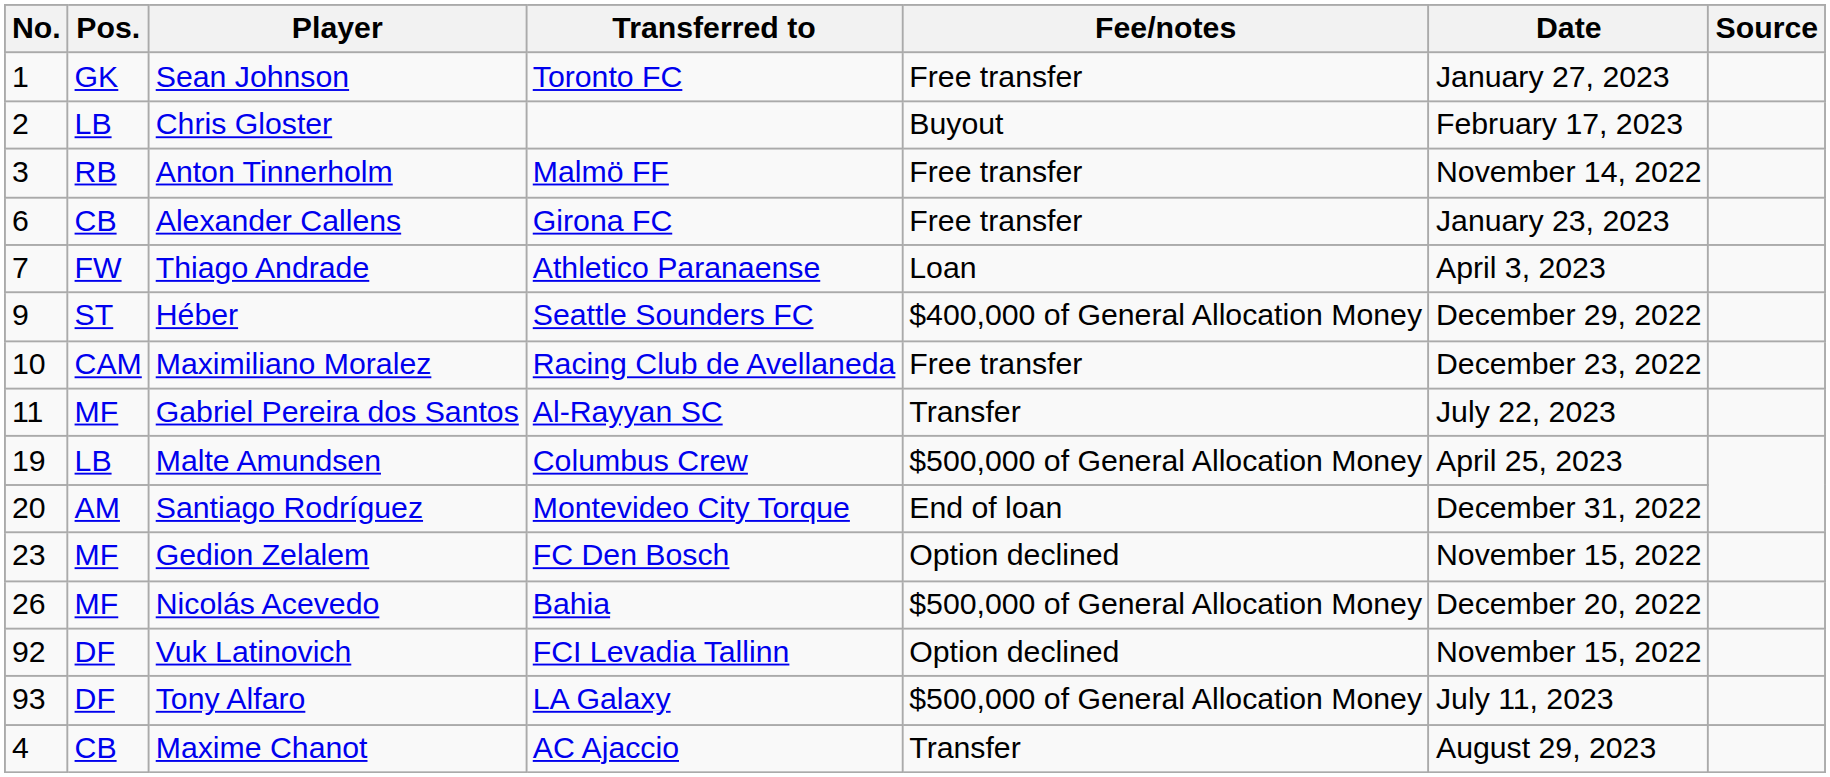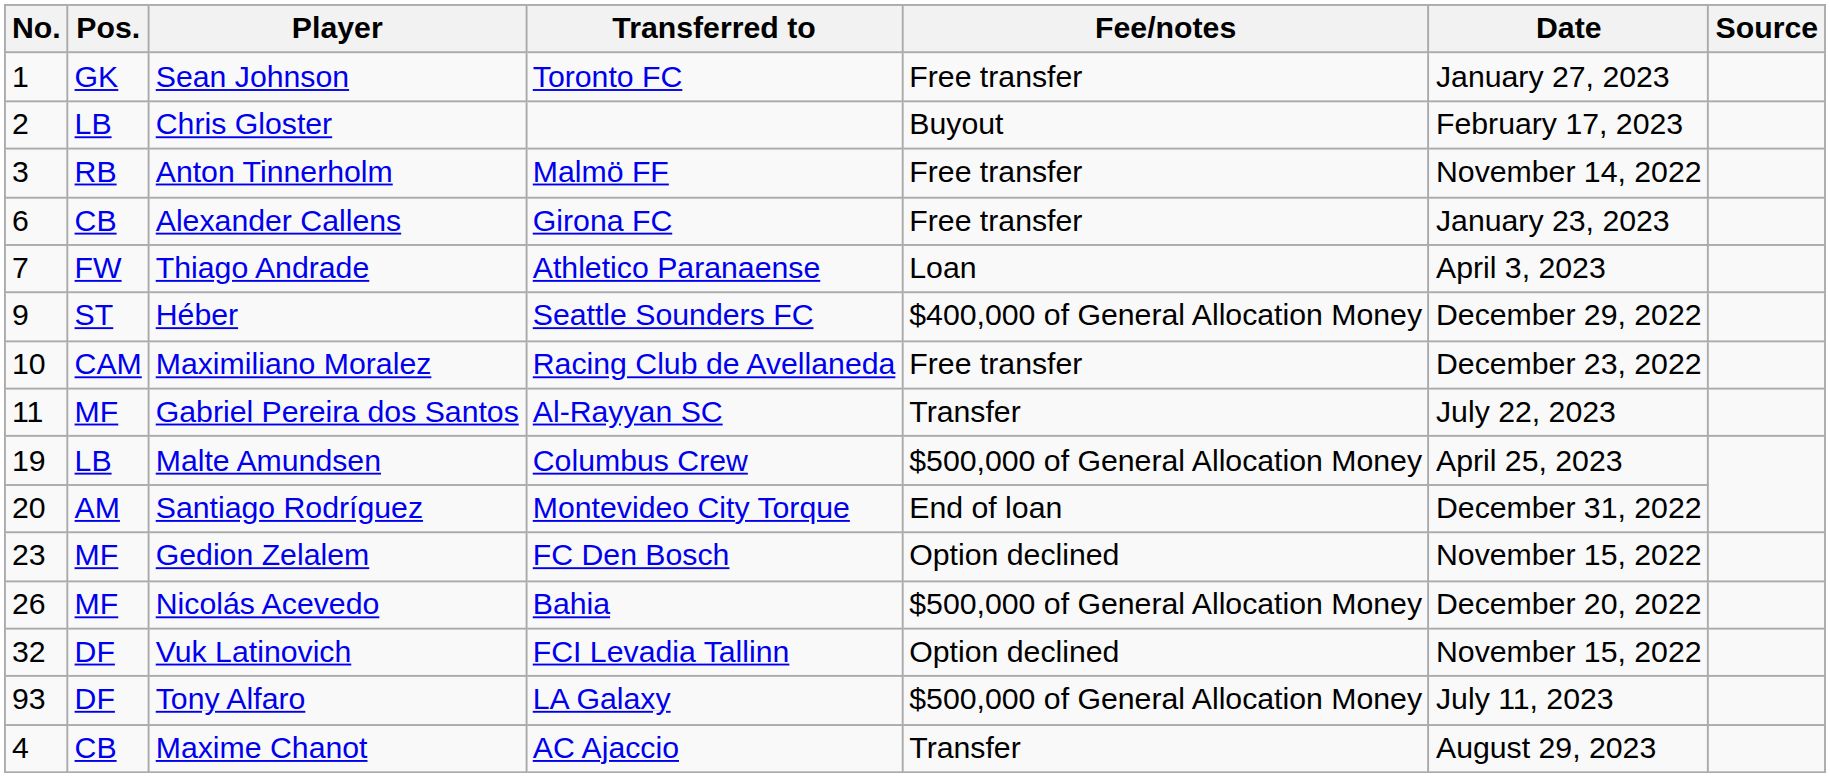(29, 651) 92 -> (29, 651) 32
